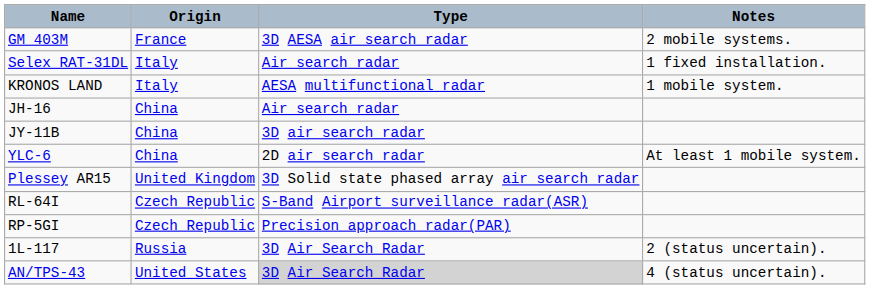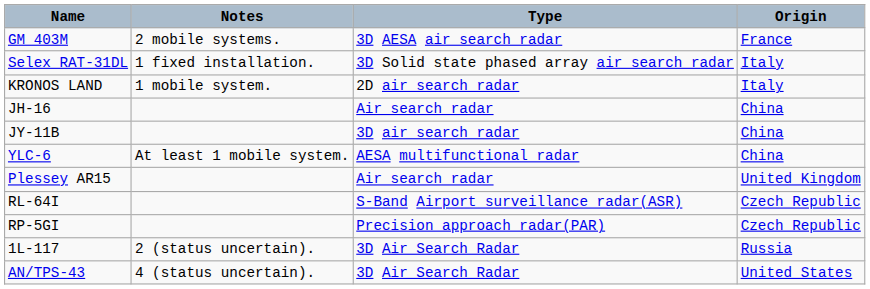columns swapped: (195, 16) <-> (754, 16)
(331, 63) Air search radar -> (545, 63) 3D Solid state phased array air search radar
(373, 86) AESA multifunctional radar -> (438, 86) 2D air search radar
(343, 156) 2D air search radar -> (468, 156) AESA multifunctional radar
(451, 179) 3D Solid state phased array air search radar -> (425, 179) Air search radar
(343, 273) lightgrey background -> (438, 273) no background
